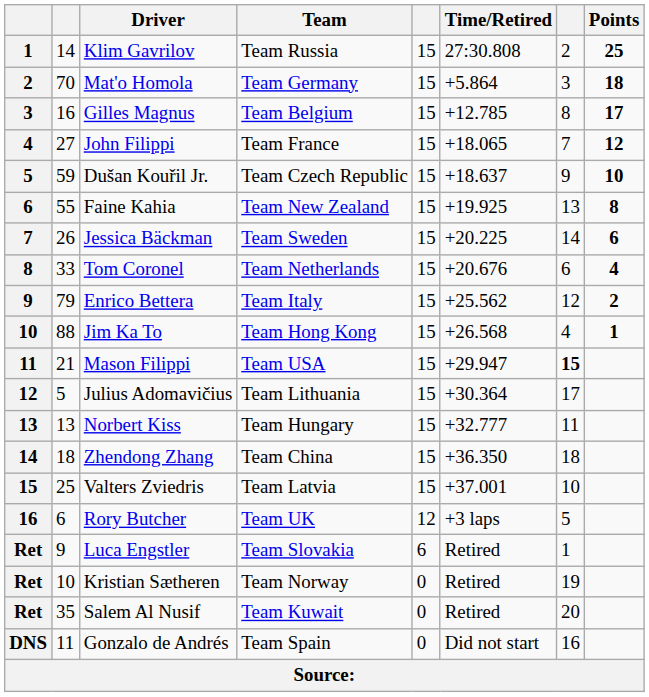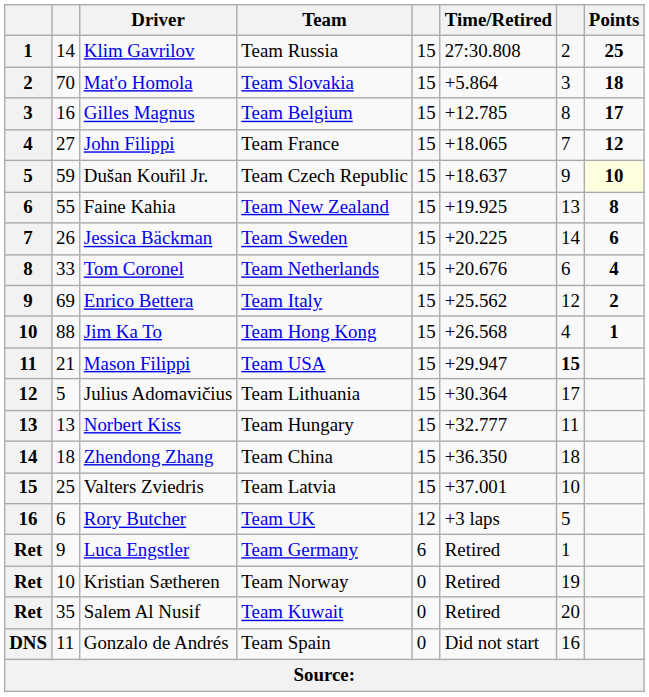(300, 82) Team Germany -> (298, 82) Team Slovakia
(614, 175) no background -> (614, 175) lightyellow background
(65, 300) 79 -> (65, 300) 69
(298, 549) Team Slovakia -> (300, 549) Team Germany
